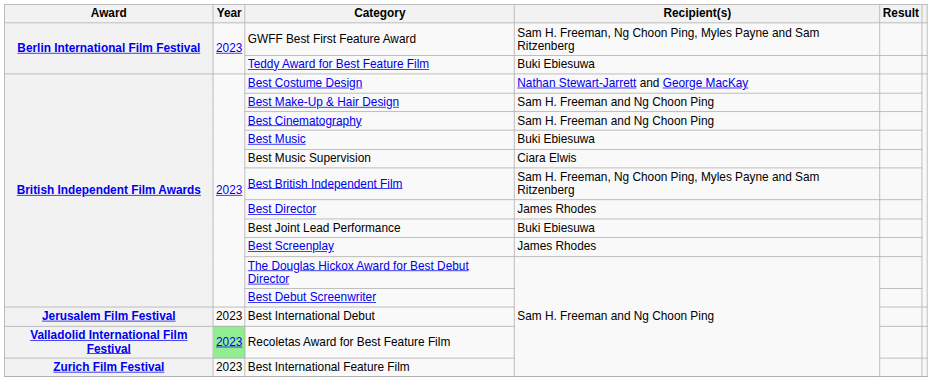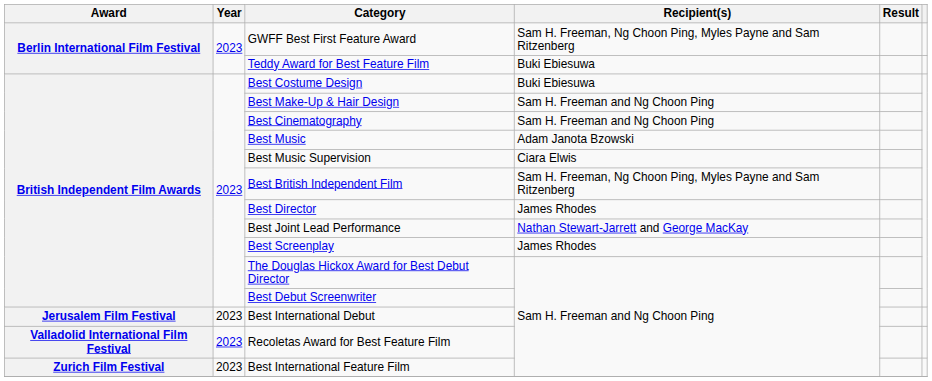(633, 83) Nathan Stewart-Jarrett and George MacKay -> (556, 83) Buki Ebiesuwa
(556, 139) Buki Ebiesuwa -> (576, 139) Adam Janota Bzowski
(556, 228) Buki Ebiesuwa -> (633, 228) Nathan Stewart-Jarrett and George MacKay
(229, 342) lightgreen background -> (229, 342) no background
